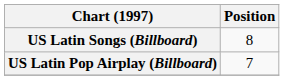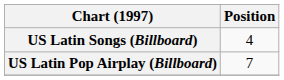(250, 39) 8 -> (250, 39) 4
